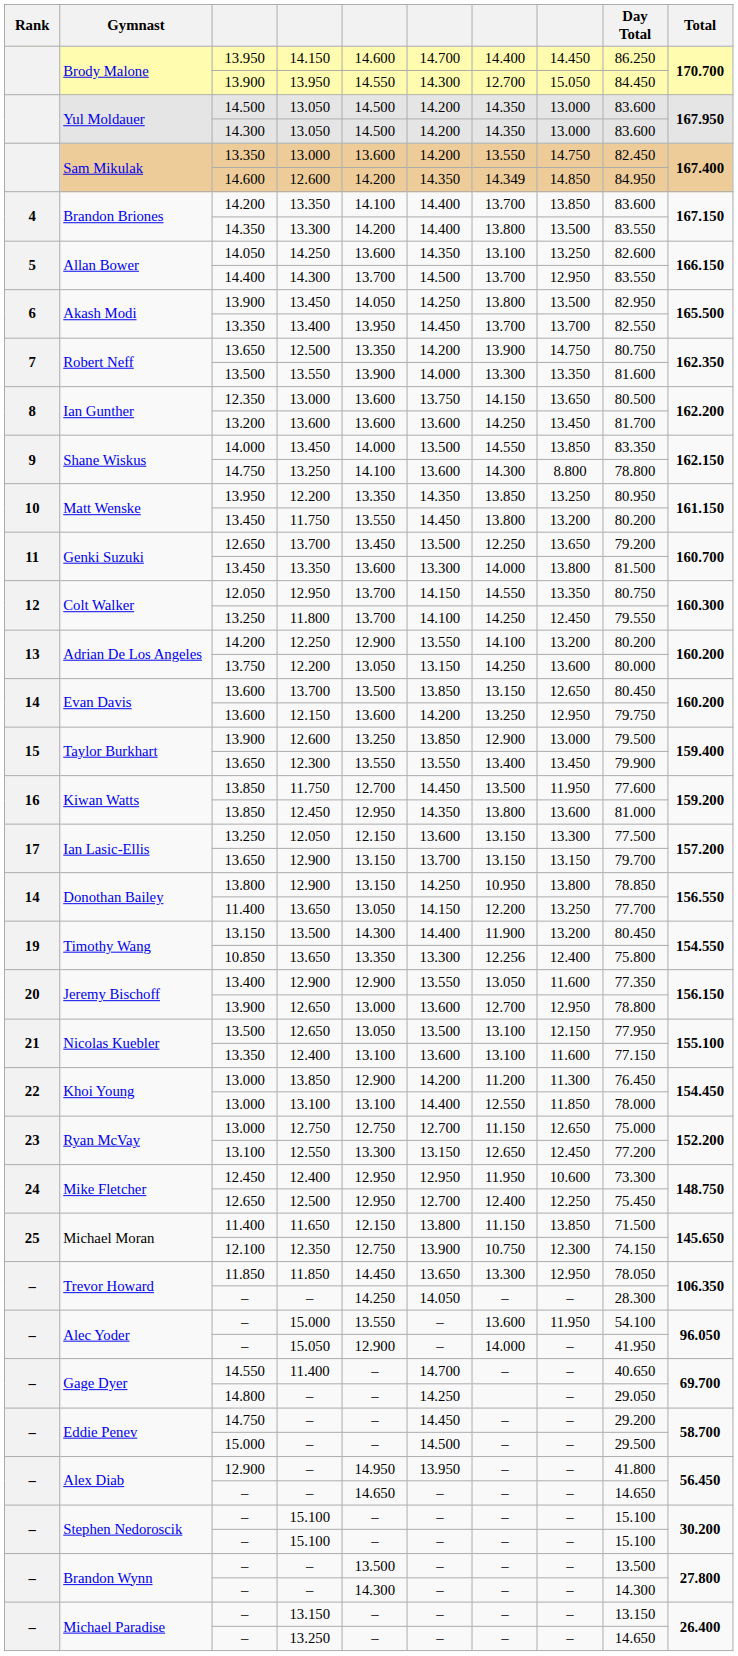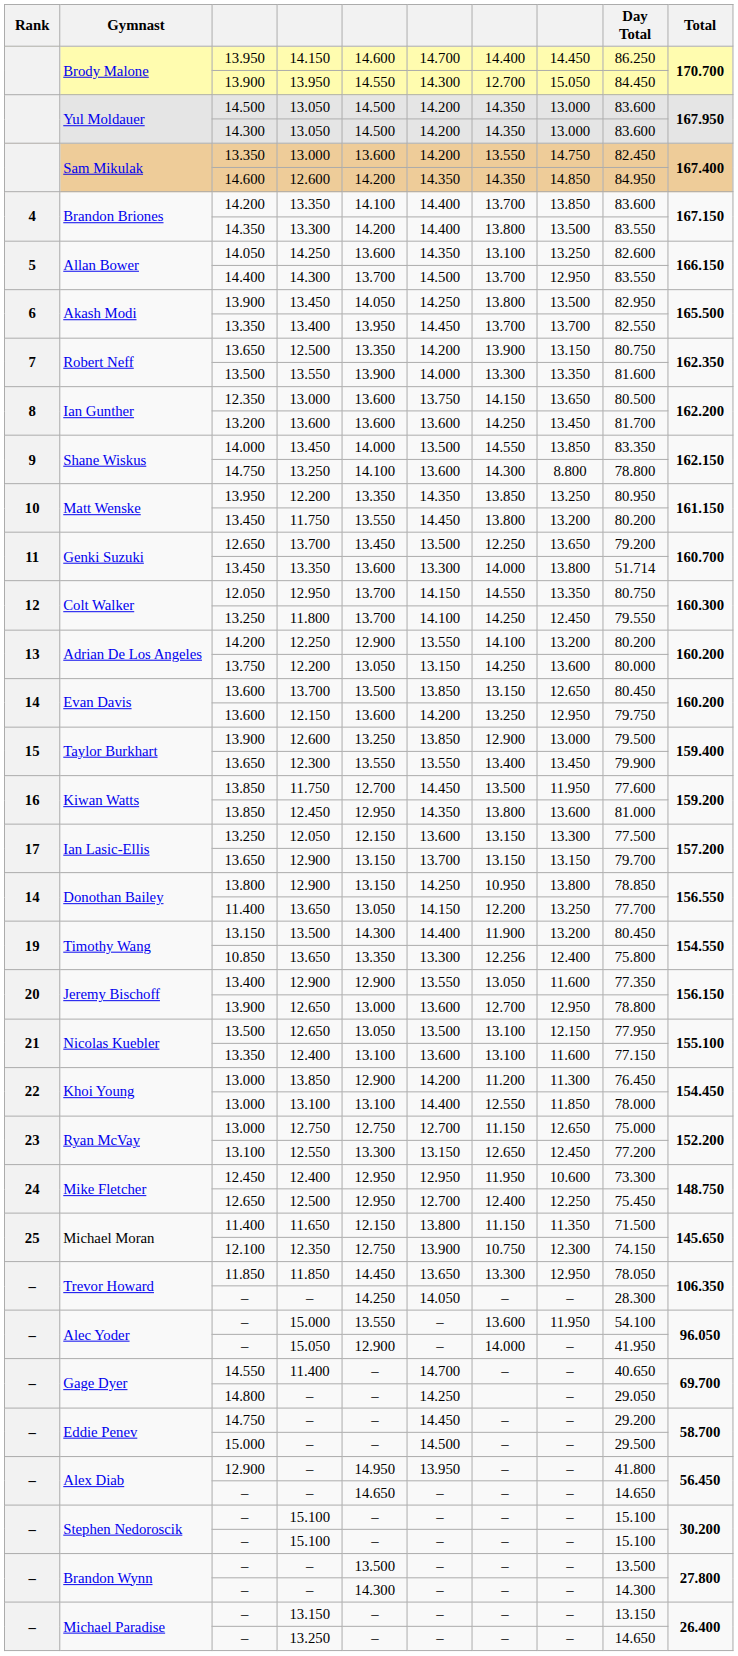(505, 180) 14.349 -> (505, 180) 14.350
(570, 350) 14.750 -> (570, 350) 13.150
(635, 569) 81.500 -> (635, 569) 51.714
(570, 1225) 13.850 -> (570, 1225) 11.350
